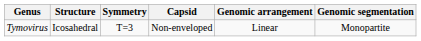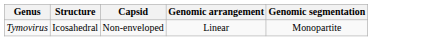- column: (125, 12)
